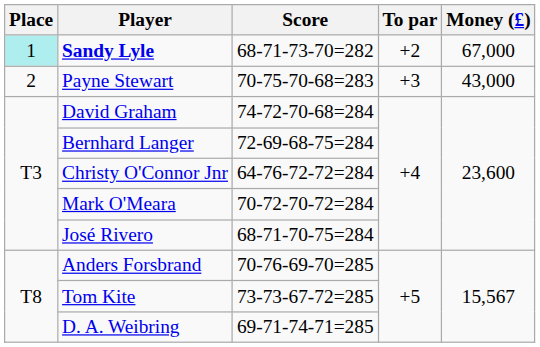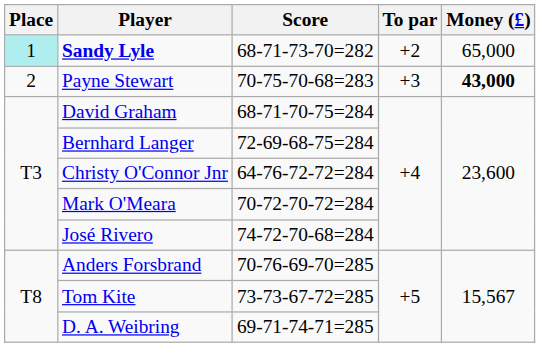(488, 50) 67,000 -> (488, 50) 65,000
(488, 81) normal -> (488, 81) bold
(305, 111) 74-72-70-68=284 -> (305, 111) 68-71-70-75=284
(305, 234) 68-71-70-75=284 -> (305, 234) 74-72-70-68=284
